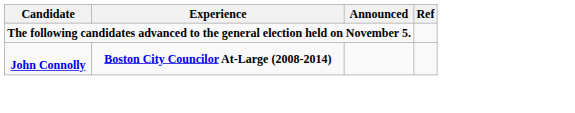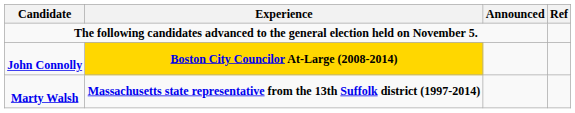(218, 58) no background -> (284, 58) gold background
+ row: (45, 98)
